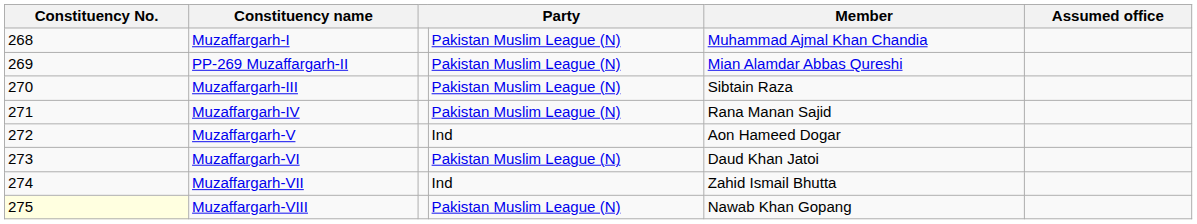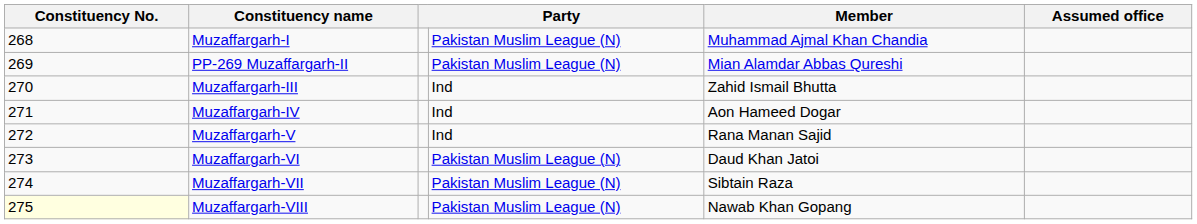(526, 87) Pakistan Muslim League (N) -> (442, 87) Ind
(750, 87) Sibtain Raza -> (772, 87) Zahid Ismail Bhutta
(526, 111) Pakistan Muslim League (N) -> (442, 111) Ind
(770, 111) Rana Manan Sajid -> (774, 111) Aon Hameed Dogar
(774, 135) Aon Hameed Dogar -> (770, 135) Rana Manan Sajid
(442, 183) Ind -> (526, 183) Pakistan Muslim League (N)
(772, 183) Zahid Ismail Bhutta -> (750, 183) Sibtain Raza
